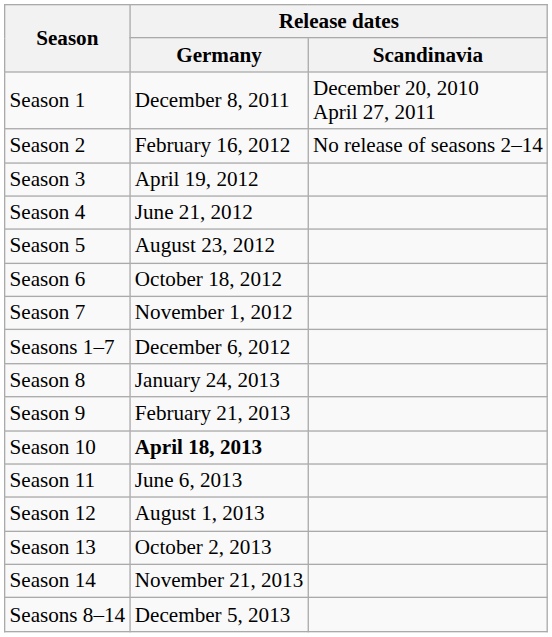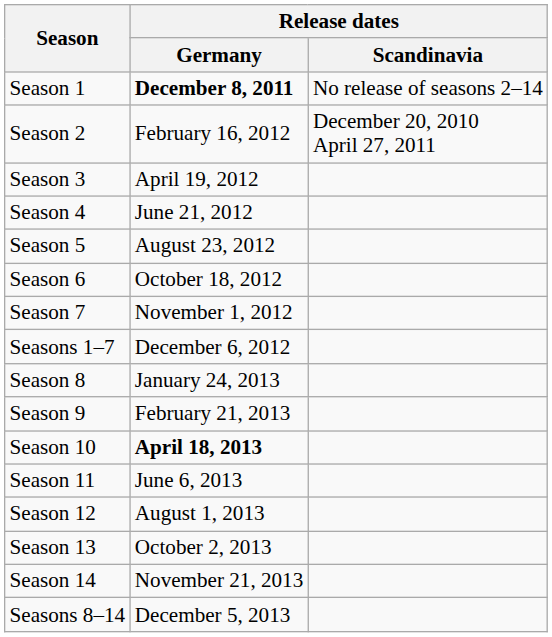(212, 100) normal -> (214, 88) bold
(396, 100) December 20, 2010 April 27, 2011 -> (428, 88) No release of seasons 2–14
(428, 145) No release of seasons 2–14 -> (396, 133) December 20, 2010 April 27, 2011
